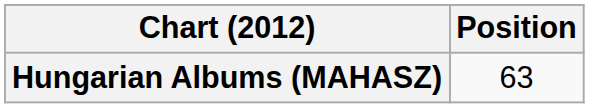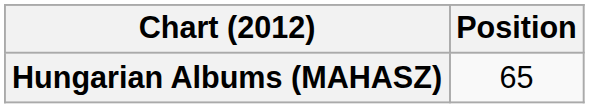(516, 77) 63 -> (516, 77) 65
